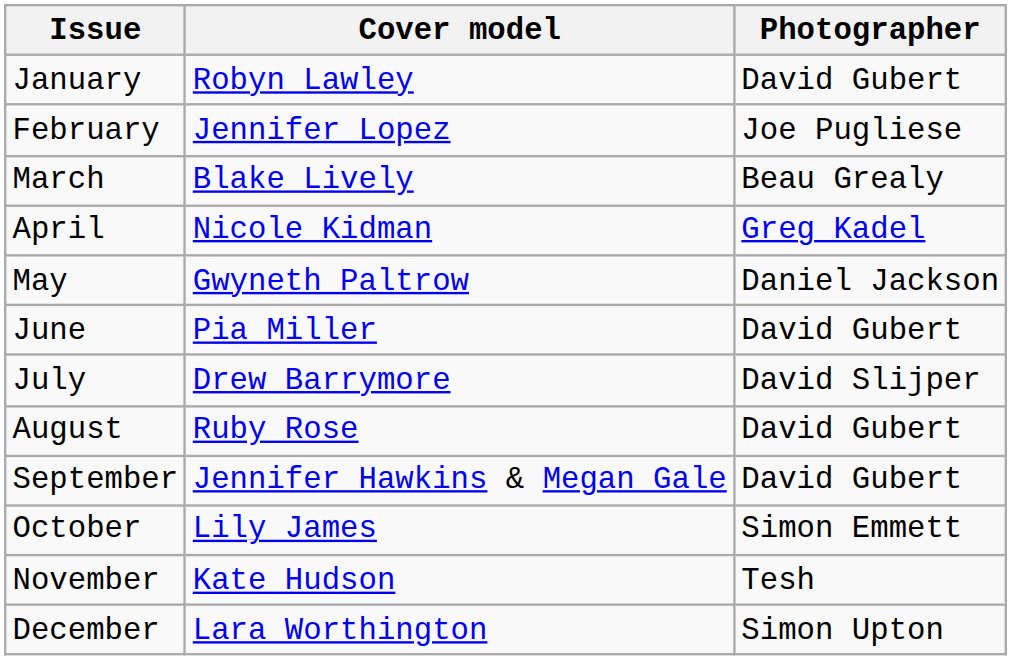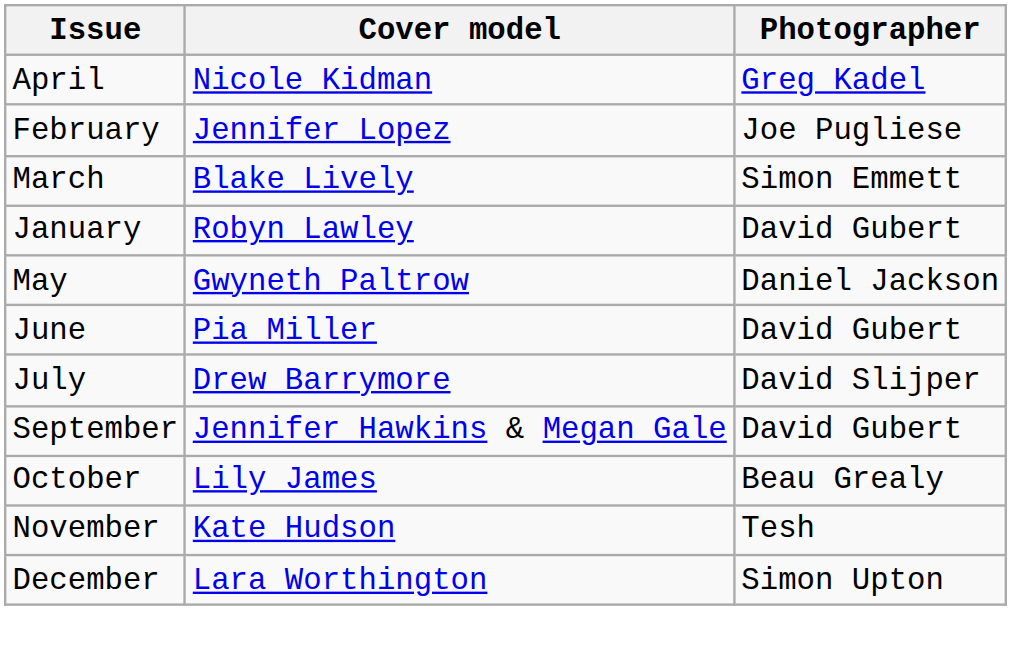rows swapped: (77, 80) <-> (59, 230)
(843, 180) Beau Grealy -> (852, 180) Simon Emmett
- row: (68, 430)
(852, 530) Simon Emmett -> (843, 480) Beau Grealy
